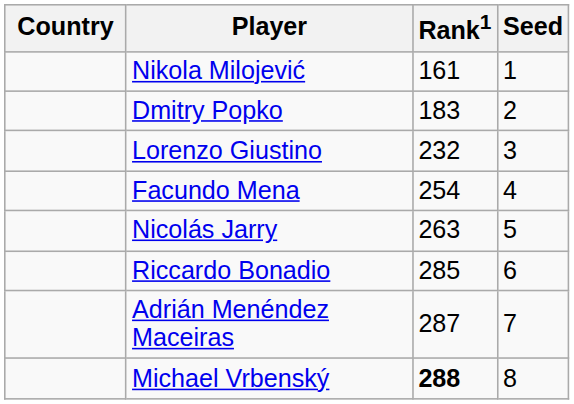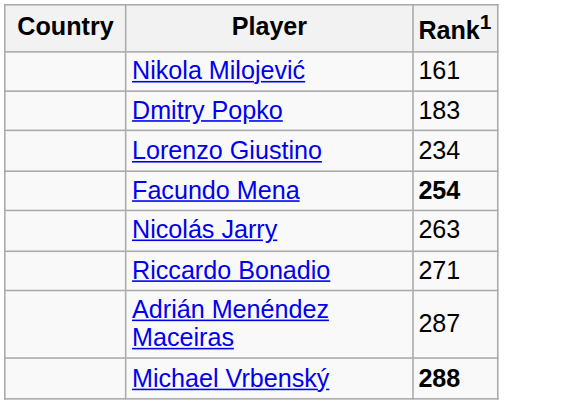- column: (533, 27)
(439, 150) 232 -> (439, 150) 234
(439, 190) normal -> (439, 190) bold
(439, 270) 285 -> (439, 270) 271
